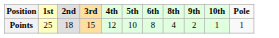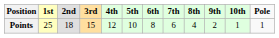+ column: (174, 11)
